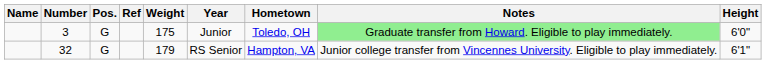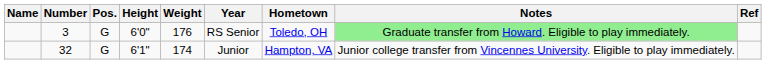columns swapped: (741, 13) <-> (131, 13)
(165, 31) 175 -> (182, 31) 176
(216, 31) Junior -> (233, 31) RS Senior
(165, 50) 179 -> (182, 50) 174
(216, 50) RS Senior -> (233, 50) Junior
